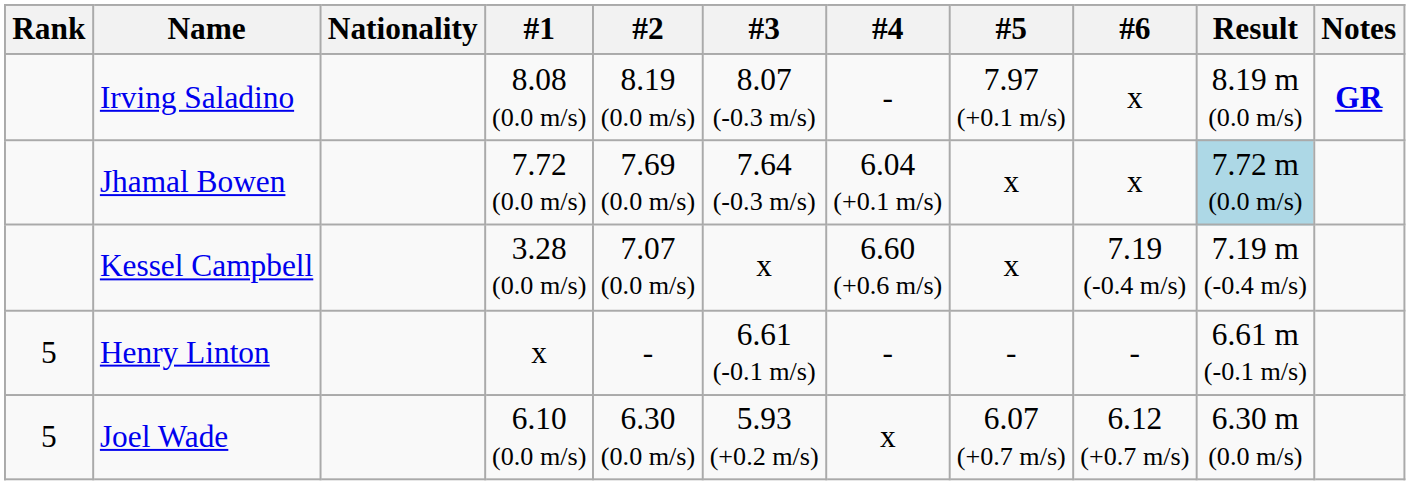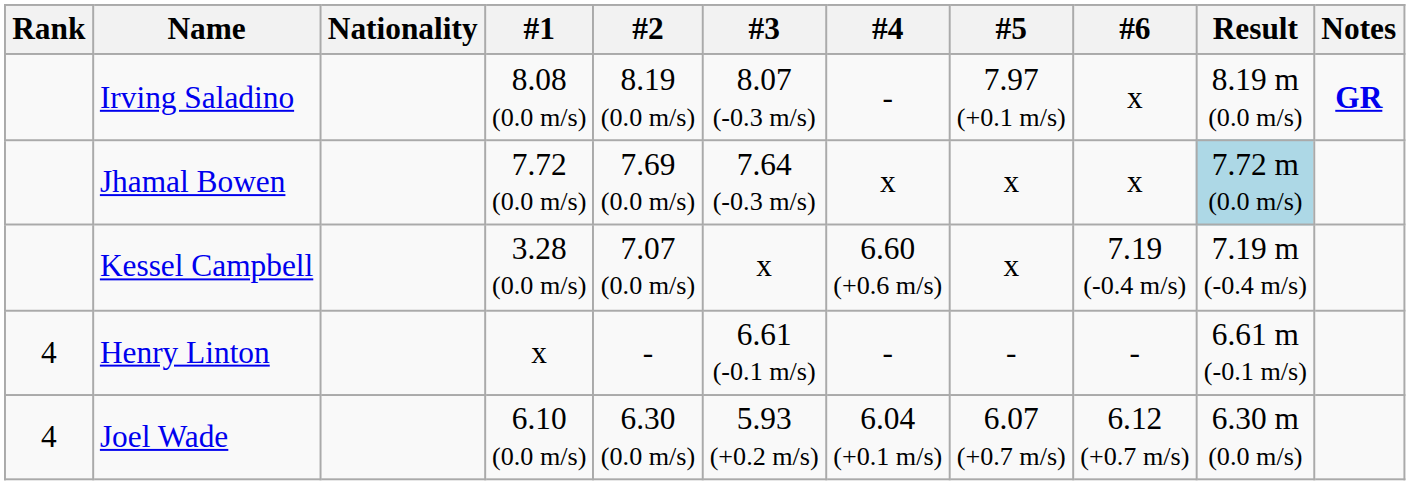(888, 181) 6.04 (+0.1 m/s) -> (888, 181) x
(49, 351) 5 -> (49, 351) 4
(49, 436) 5 -> (49, 436) 4
(888, 436) x -> (888, 436) 6.04 (+0.1 m/s)
